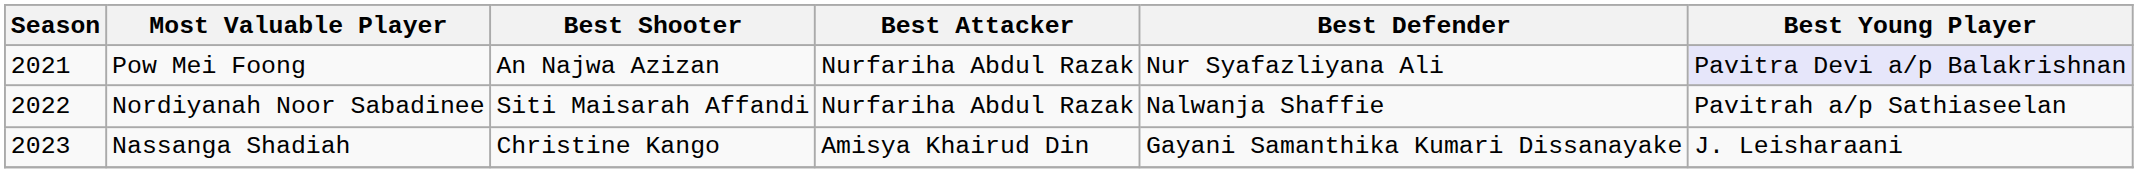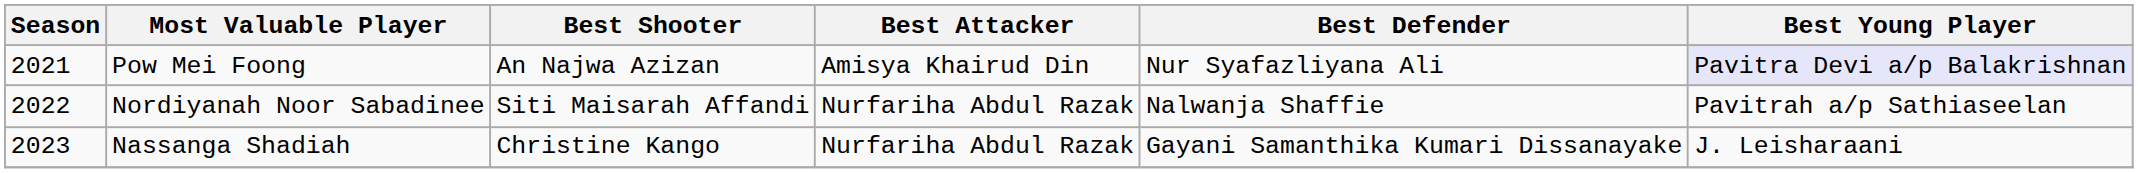(978, 66) Nurfariha Abdul Razak -> (955, 66) Amisya Khairud Din
(955, 147) Amisya Khairud Din -> (978, 147) Nurfariha Abdul Razak
